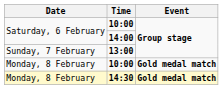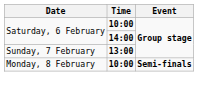(177, 64) Gold medal match -> (164, 64) Semi-finals
- row: (51, 78)
